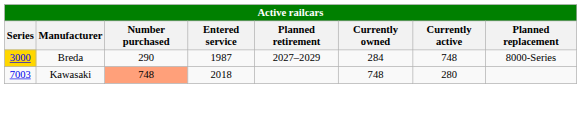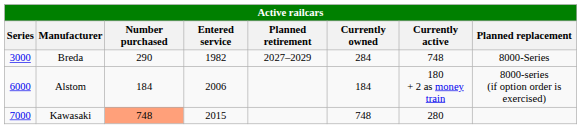(20, 58) gold background -> (20, 58) no background
(221, 58) 1987 -> (216, 58) 1982
+ row: (70, 86)
(20, 74) 7003 -> (20, 115) 7000
(221, 74) 2018 -> (216, 115) 2015
